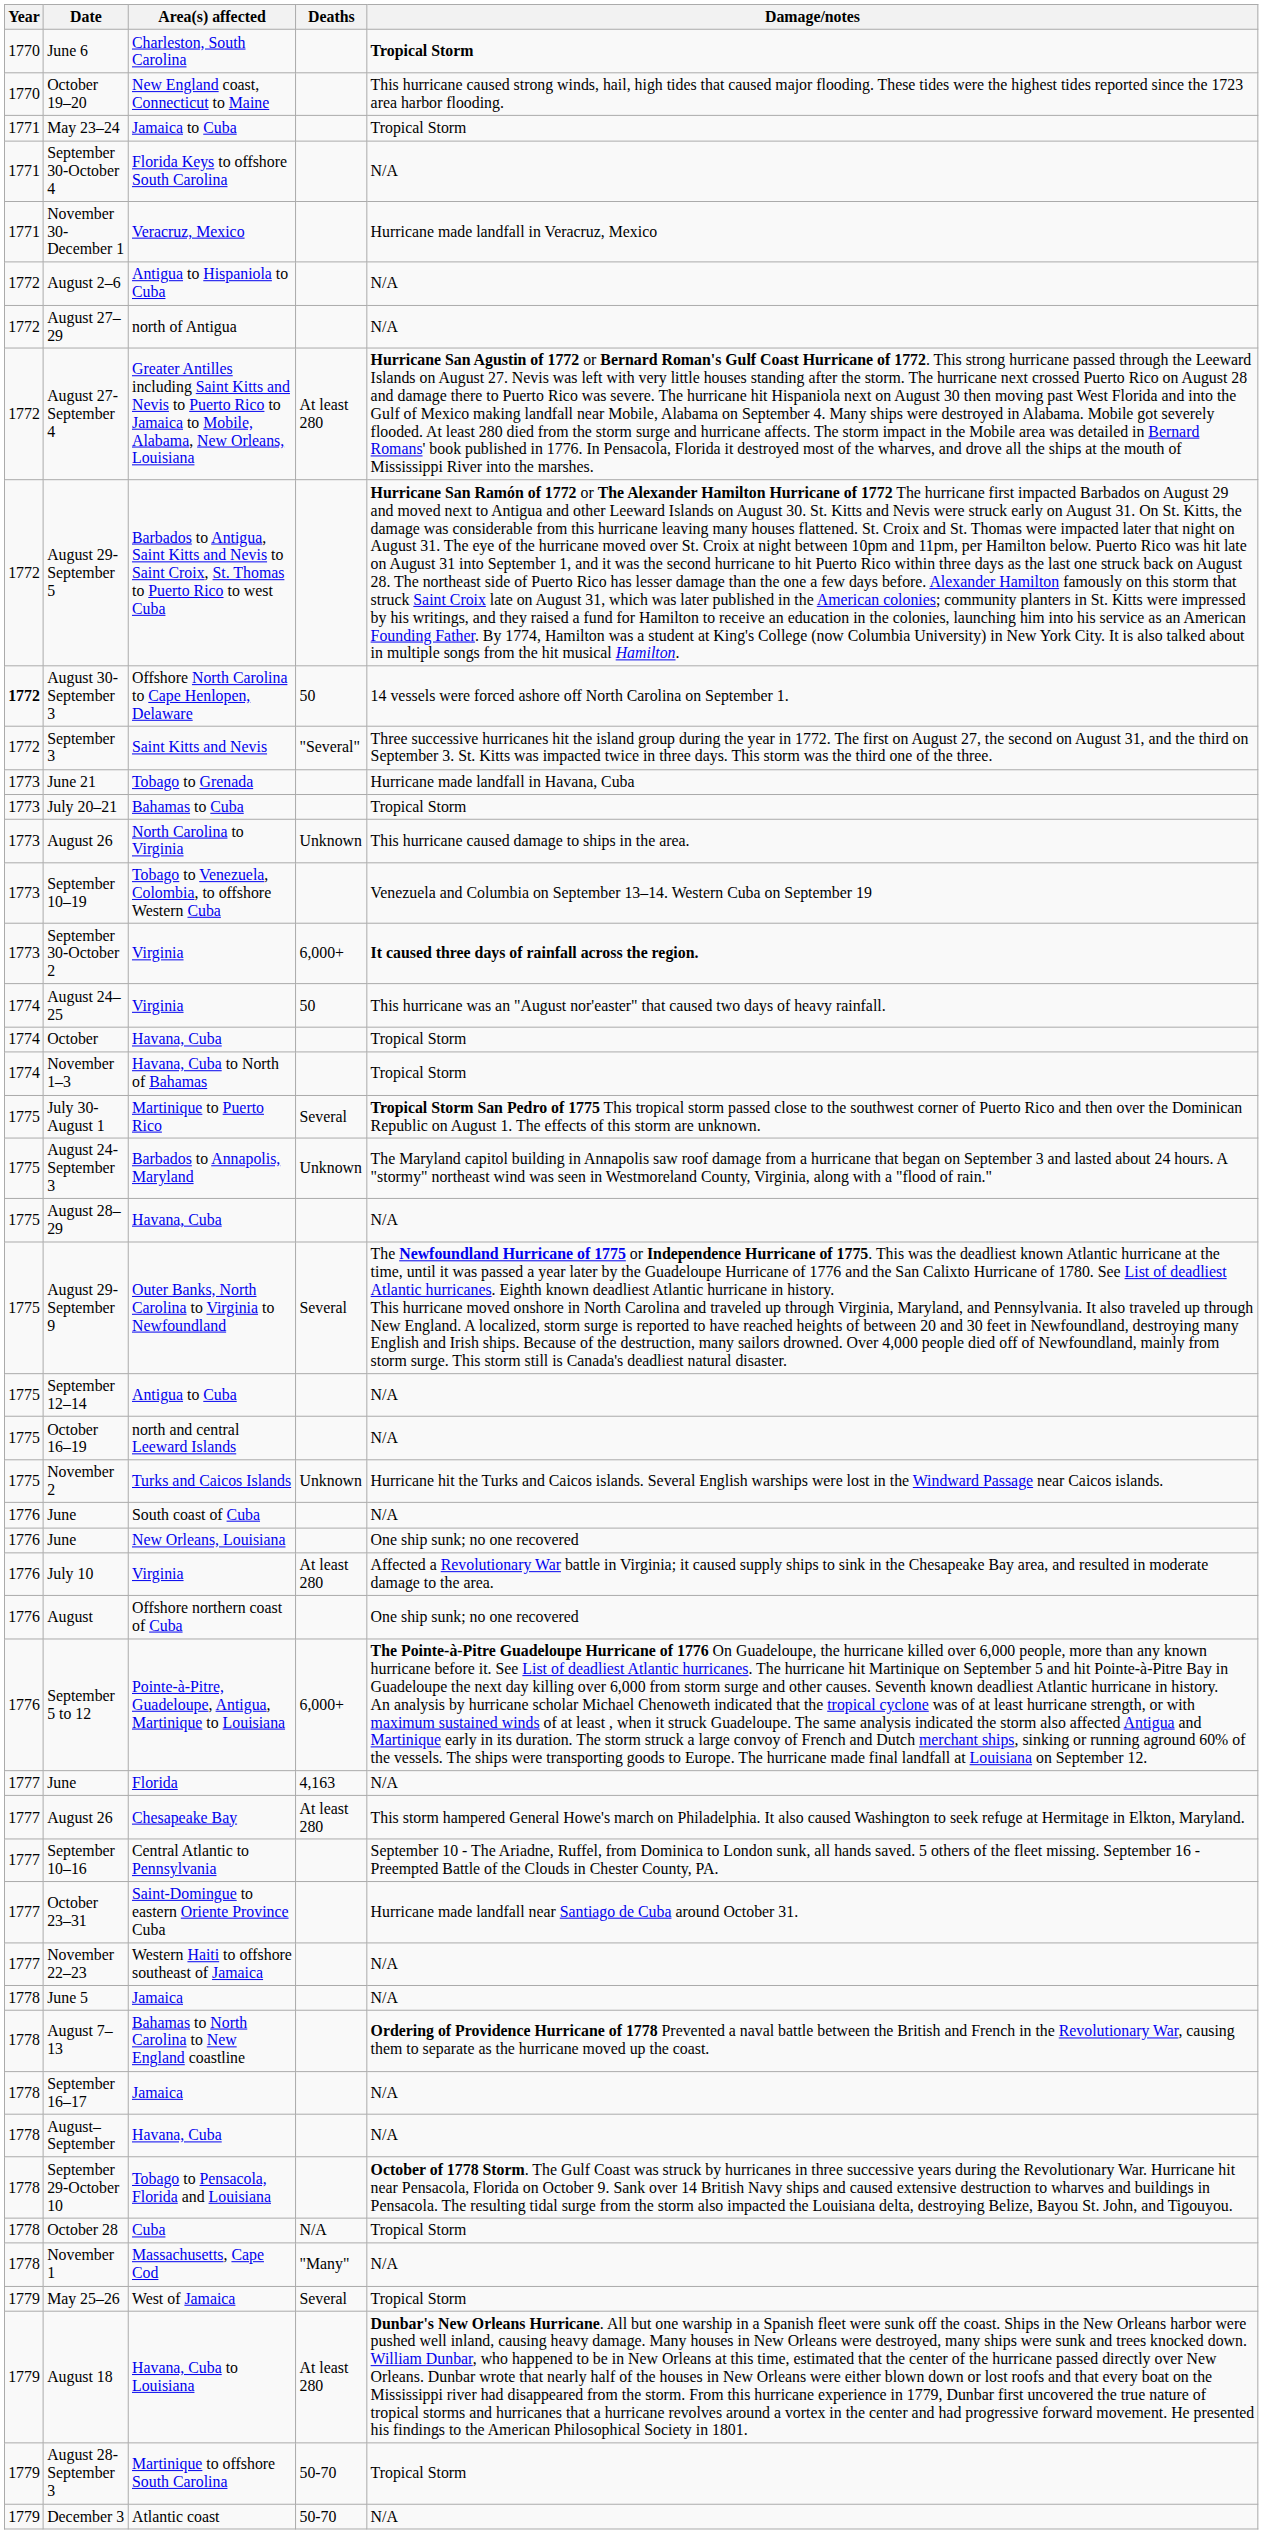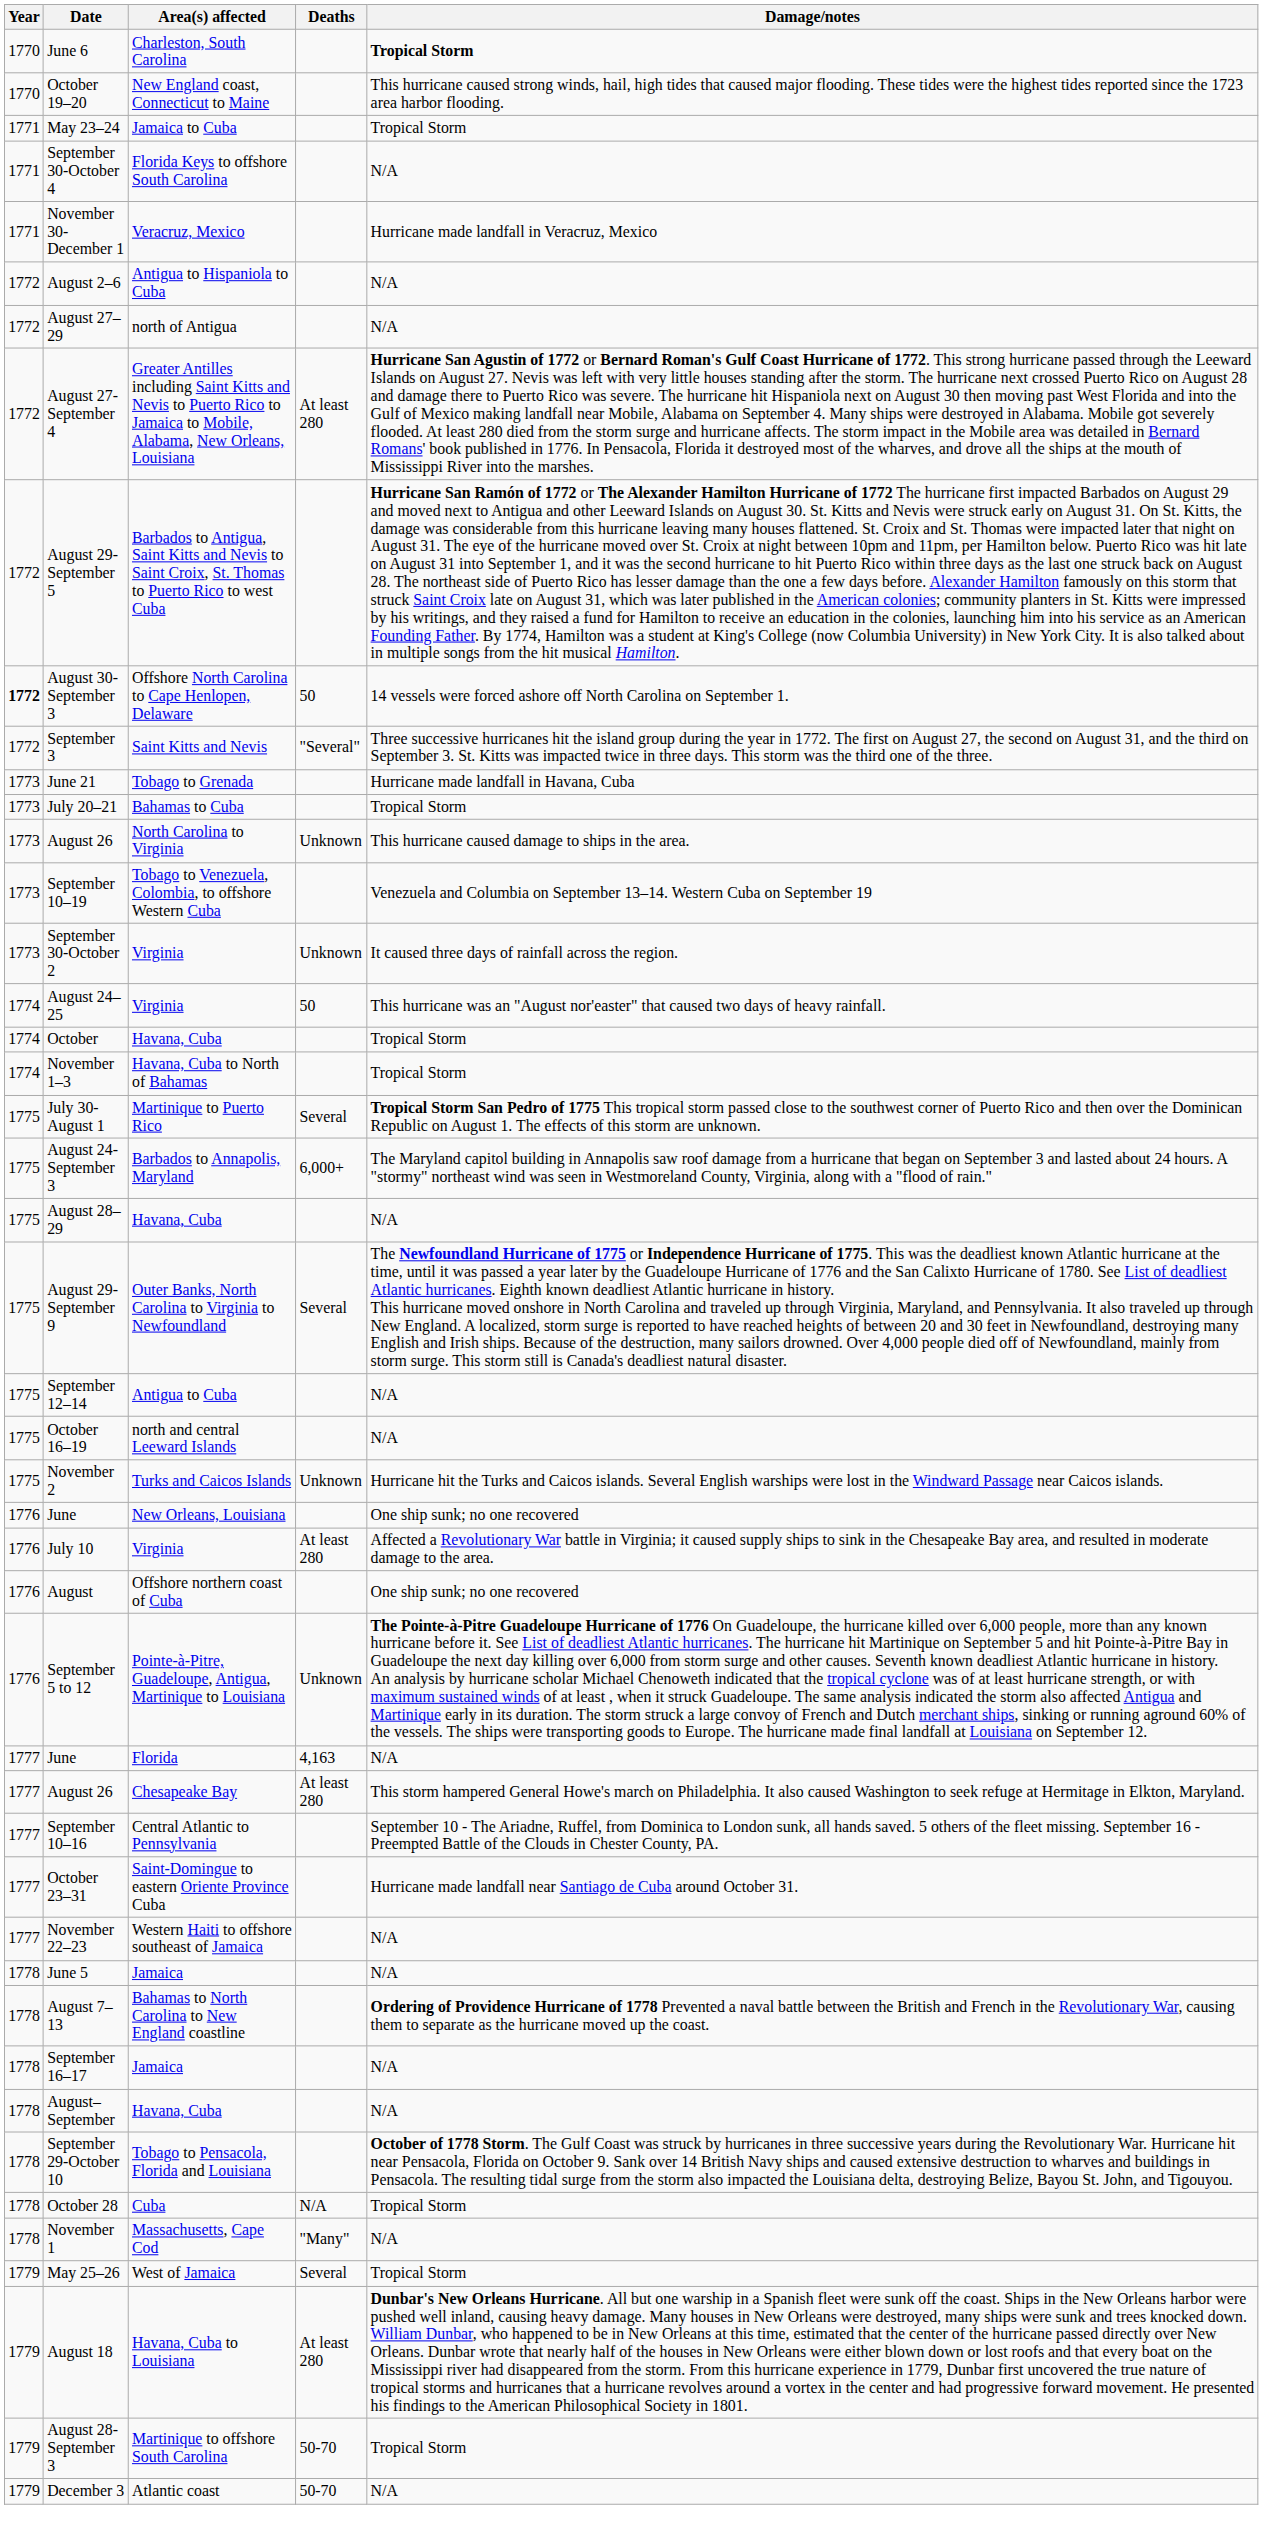(322, 953) 6,000+ -> (331, 953) Unknown
(535, 953) bold -> (524, 953) normal
(331, 1168) Unknown -> (322, 1168) 6,000+
- row: (62, 1515)
(322, 1704) 6,000+ -> (331, 1679) Unknown
